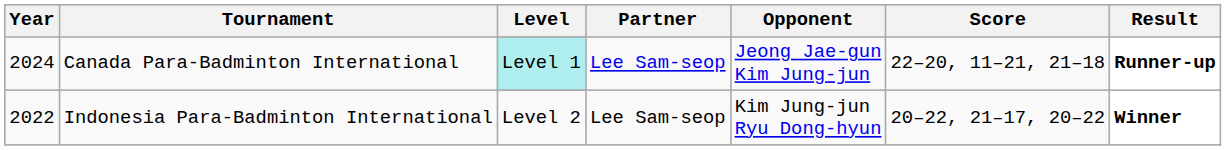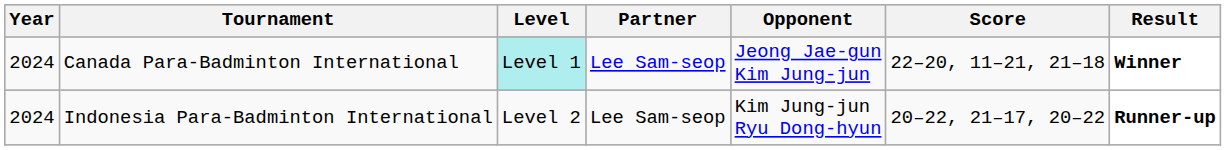(1165, 63) Runner-up -> (1148, 63) Winner
(32, 117) 2022 -> (32, 117) 2024
(1148, 117) Winner -> (1165, 117) Runner-up
